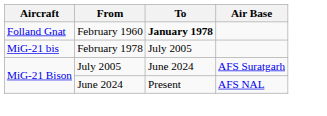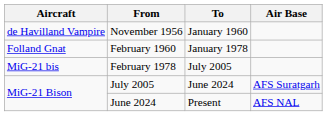+ row: (146, 31)
(180, 31) bold -> (218, 48) normal
